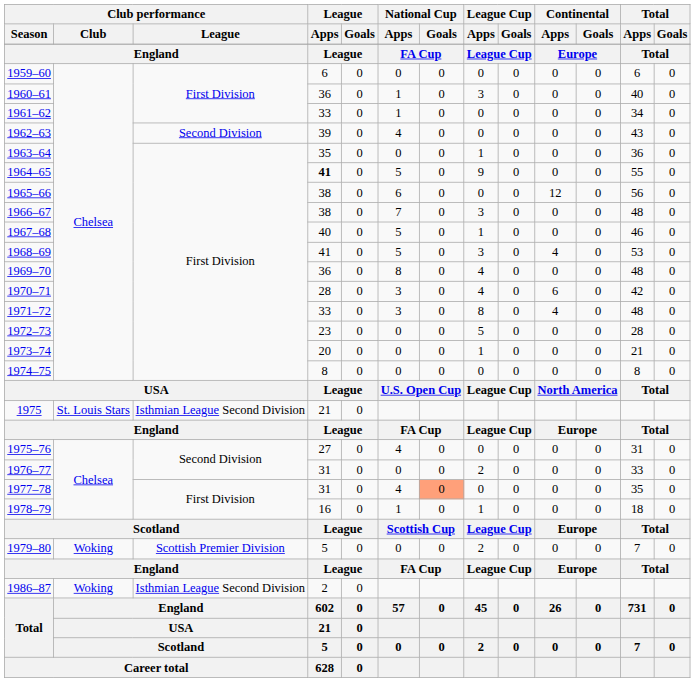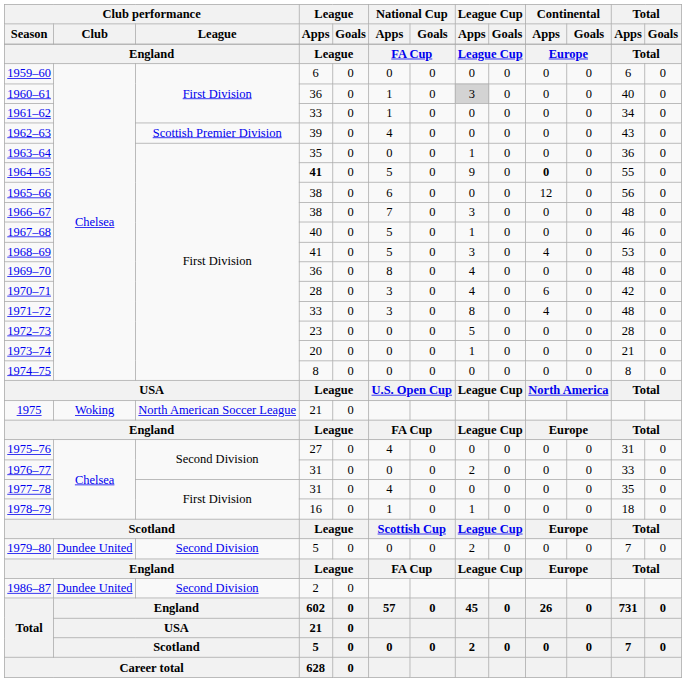(481, 93) no background -> (472, 93) lightgrey background
(220, 133) Second Division -> (217, 133) Scottish Premier Division
(555, 172) normal -> (546, 172) bold
(93, 410) St. Louis Stars -> (95, 410) Woking
(220, 410) Isthmian League Second Division -> (217, 410) North American Soccer League
(442, 489) lightsalmon background -> (432, 489) no background
(93, 548) Woking -> (95, 548) Dundee United
(220, 548) Scottish Premier Division -> (217, 548) Second Division
(93, 588) Woking -> (95, 588) Dundee United
(220, 588) Isthmian League Second Division -> (217, 588) Second Division
